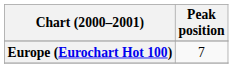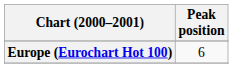(201, 52) 7 -> (201, 52) 6
